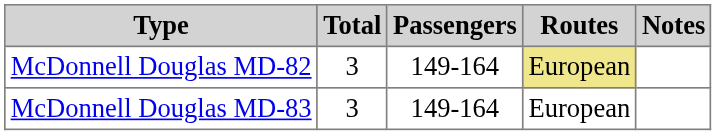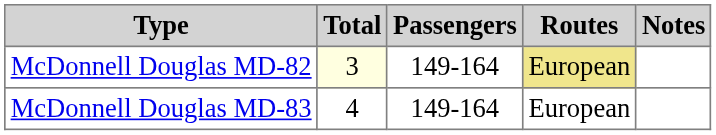(352, 66) no background -> (352, 66) lightyellow background
(352, 108) 3 -> (352, 108) 4
